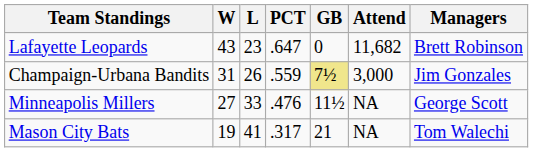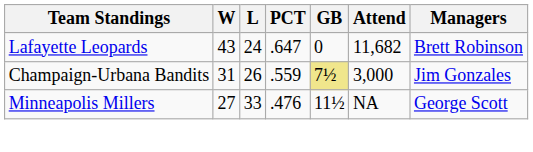(253, 47) 23 -> (253, 47) 24
- row: (69, 132)
